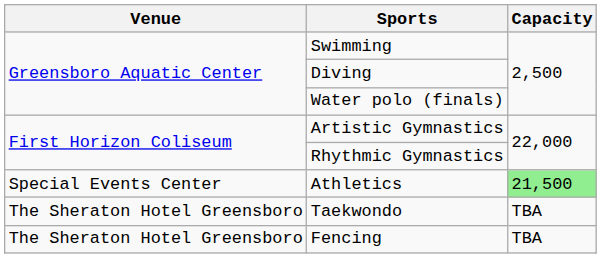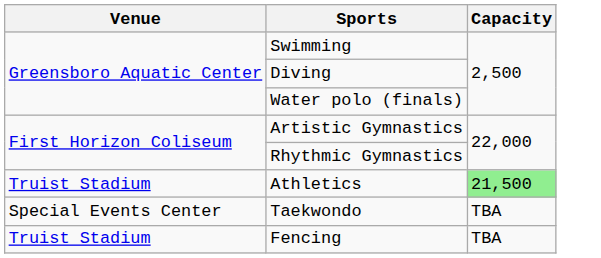(115, 184) Special Events Center -> (80, 184) Truist Stadium
(156, 211) The Sheraton Hotel Greensboro -> (115, 211) Special Events Center
(156, 239) The Sheraton Hotel Greensboro -> (80, 239) Truist Stadium
